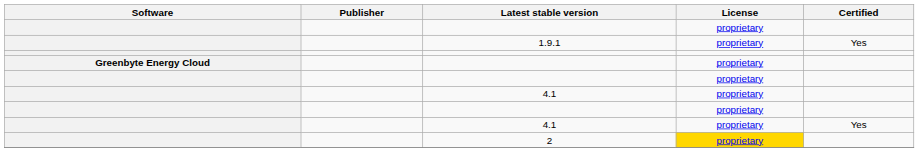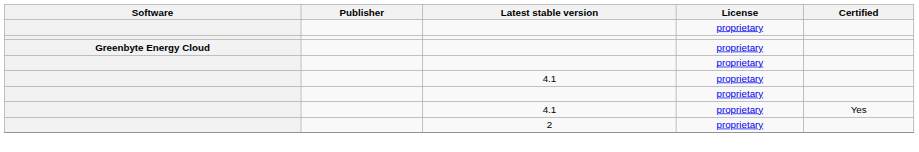- row: (153, 43)
(740, 140) gold background -> (740, 124) no background
